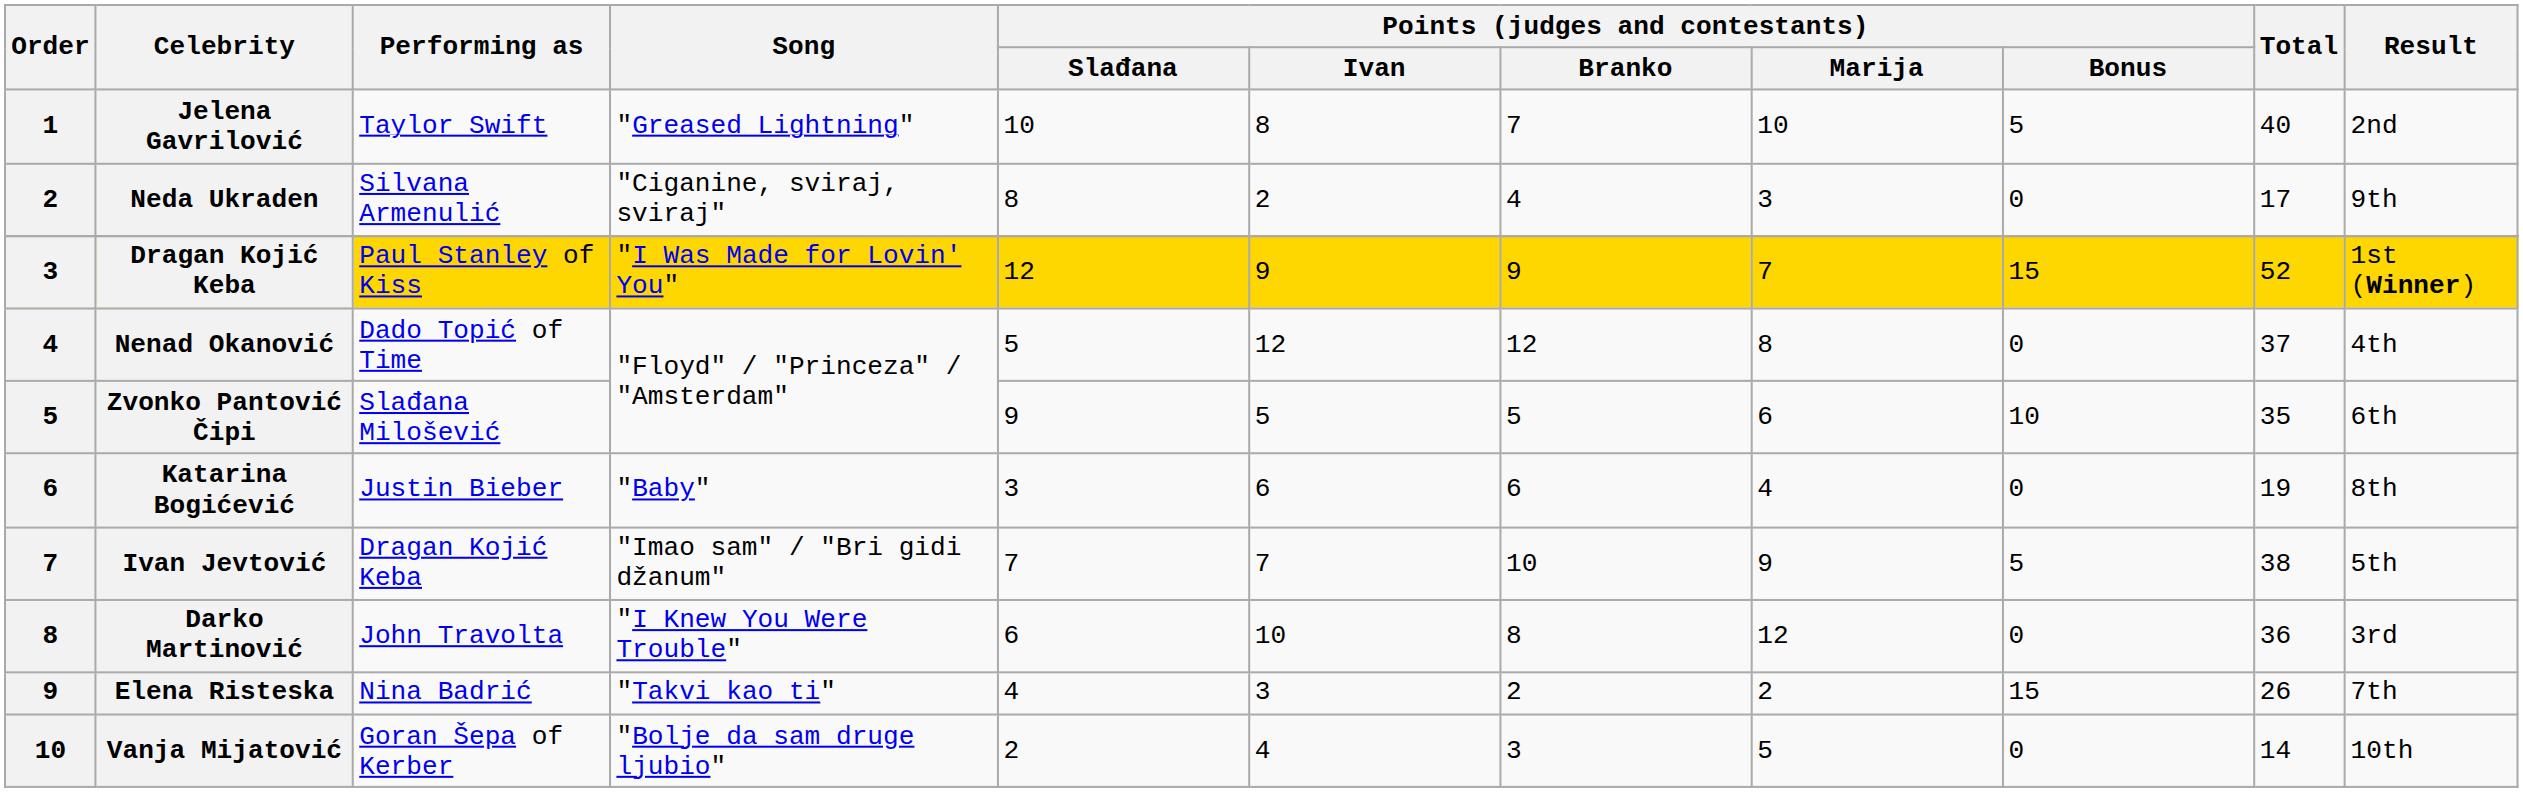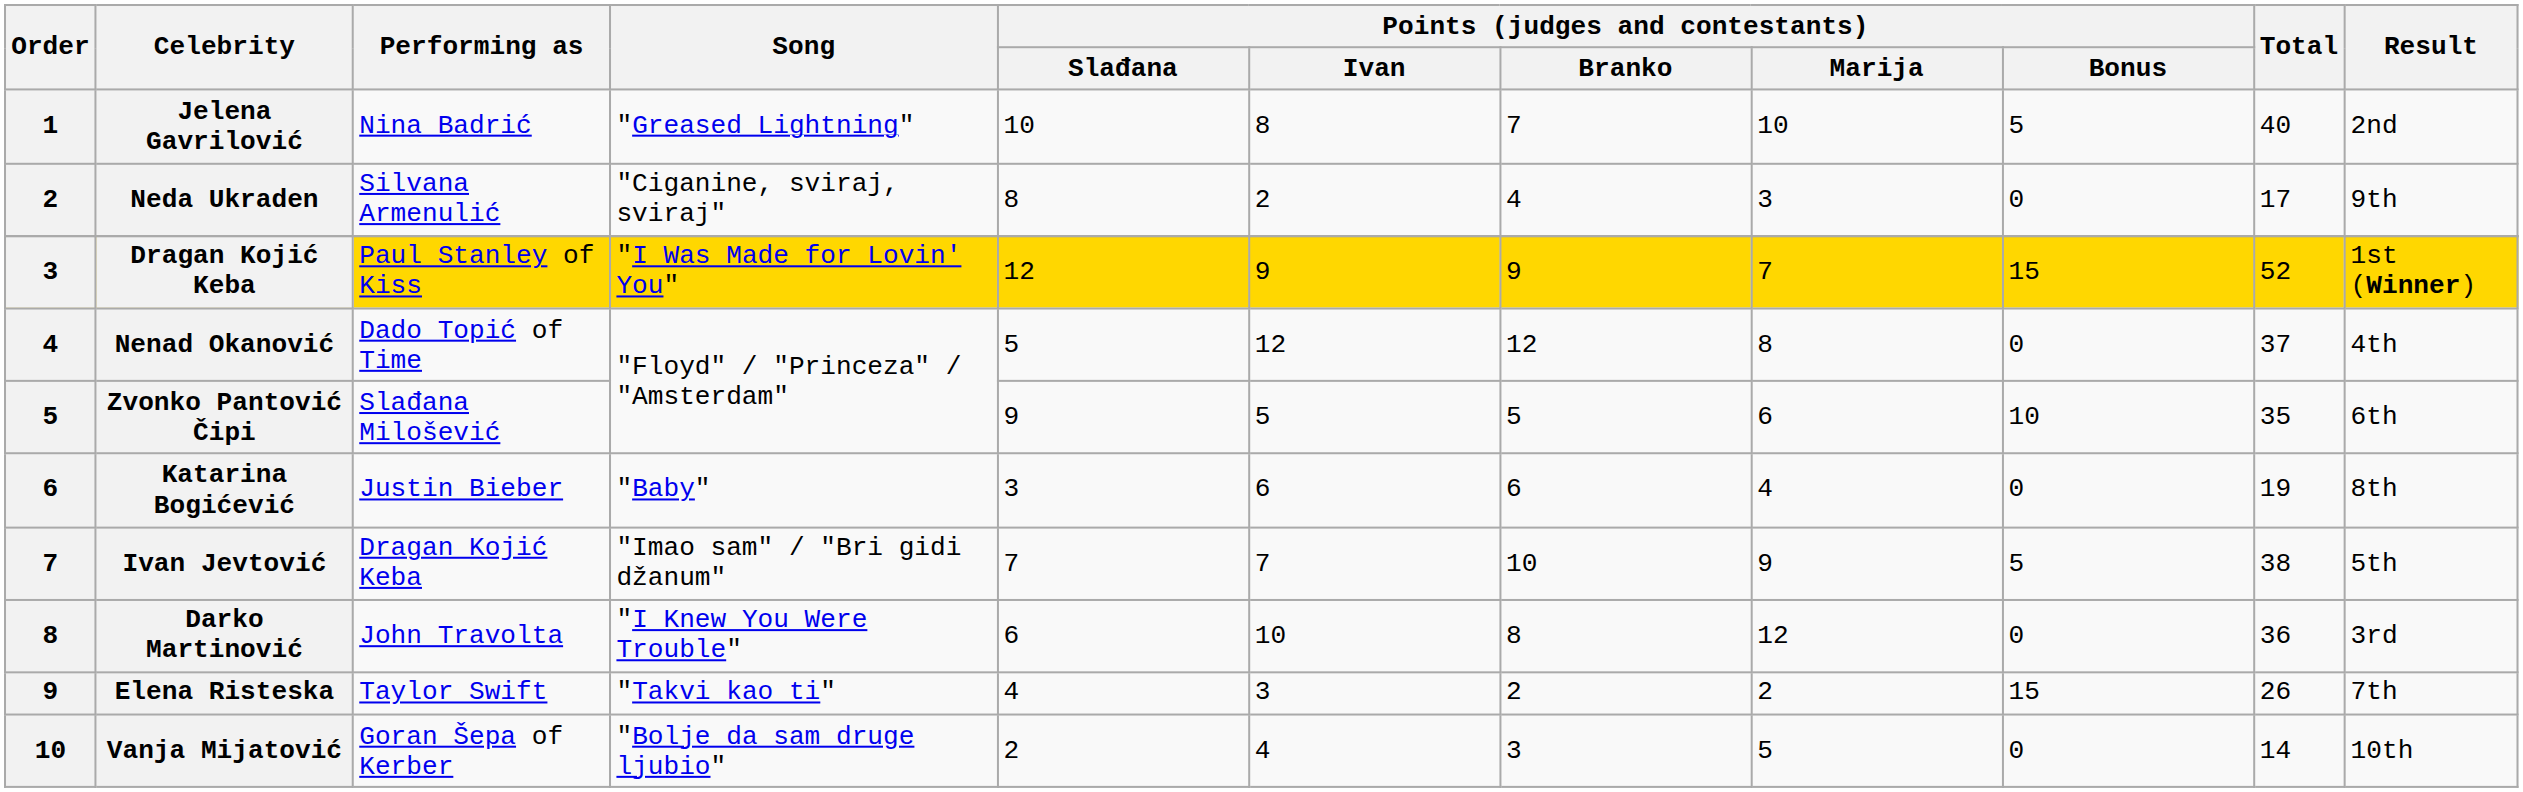(453, 127) Taylor Swift -> (445, 127) Nina Badrić
(445, 693) Nina Badrić -> (453, 693) Taylor Swift
